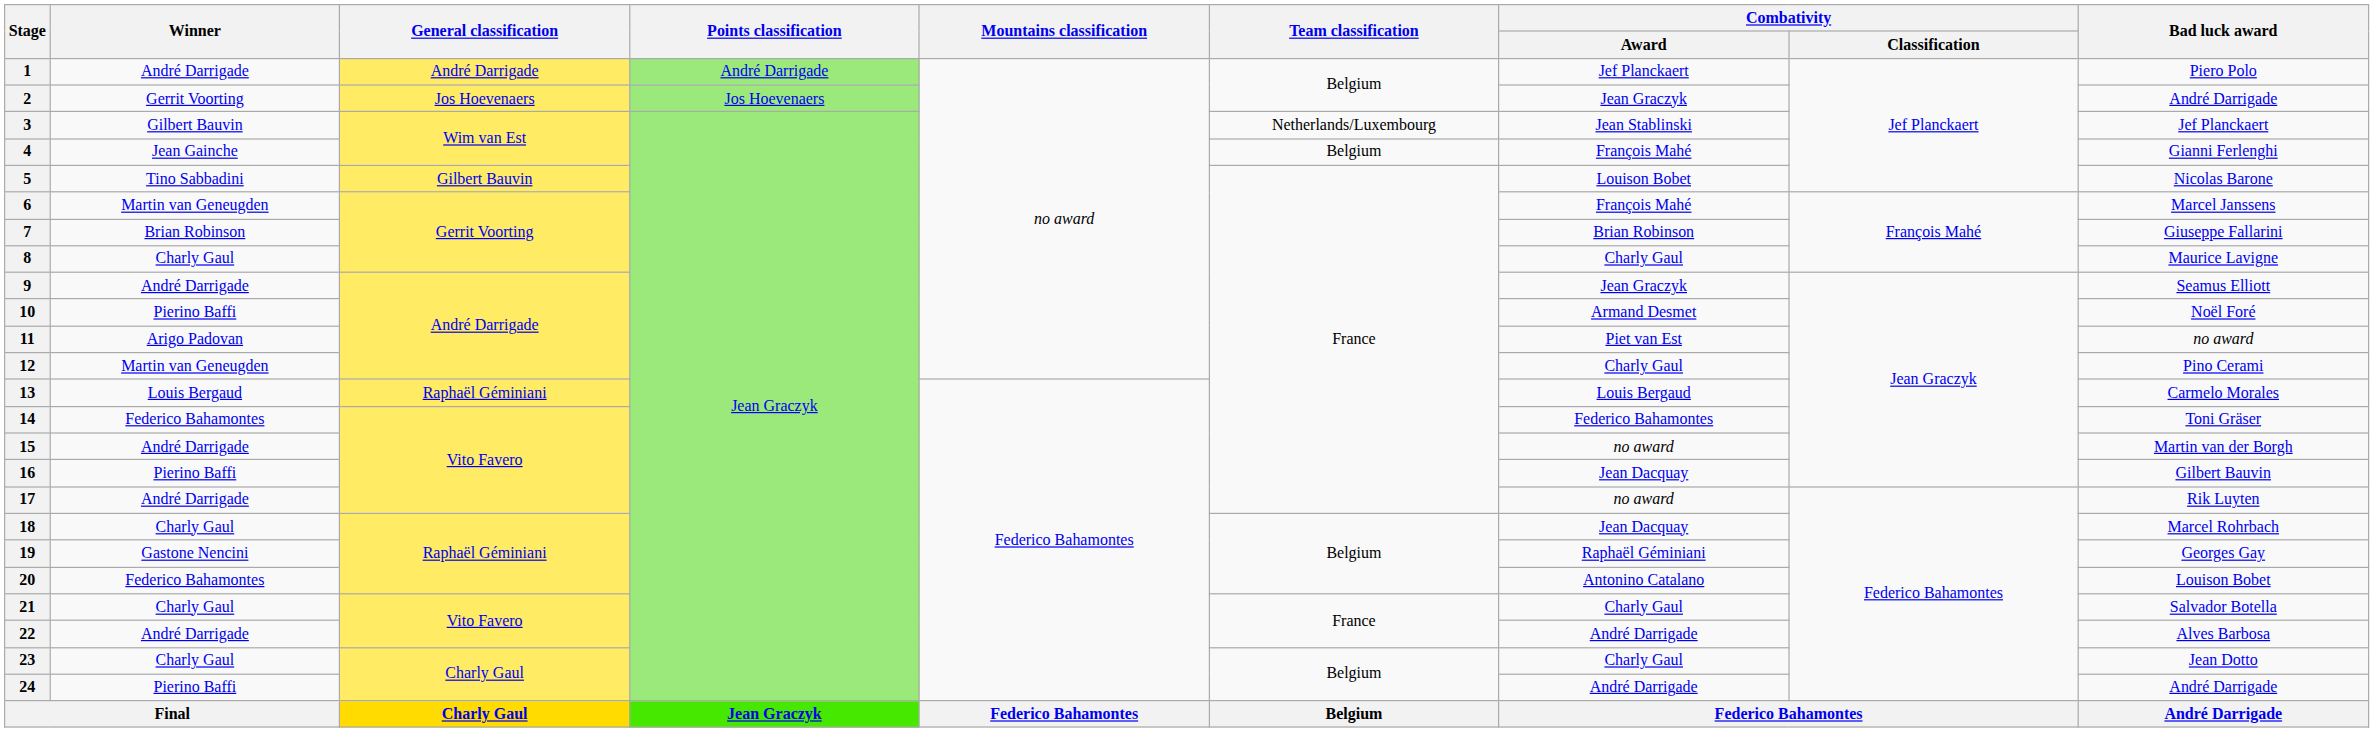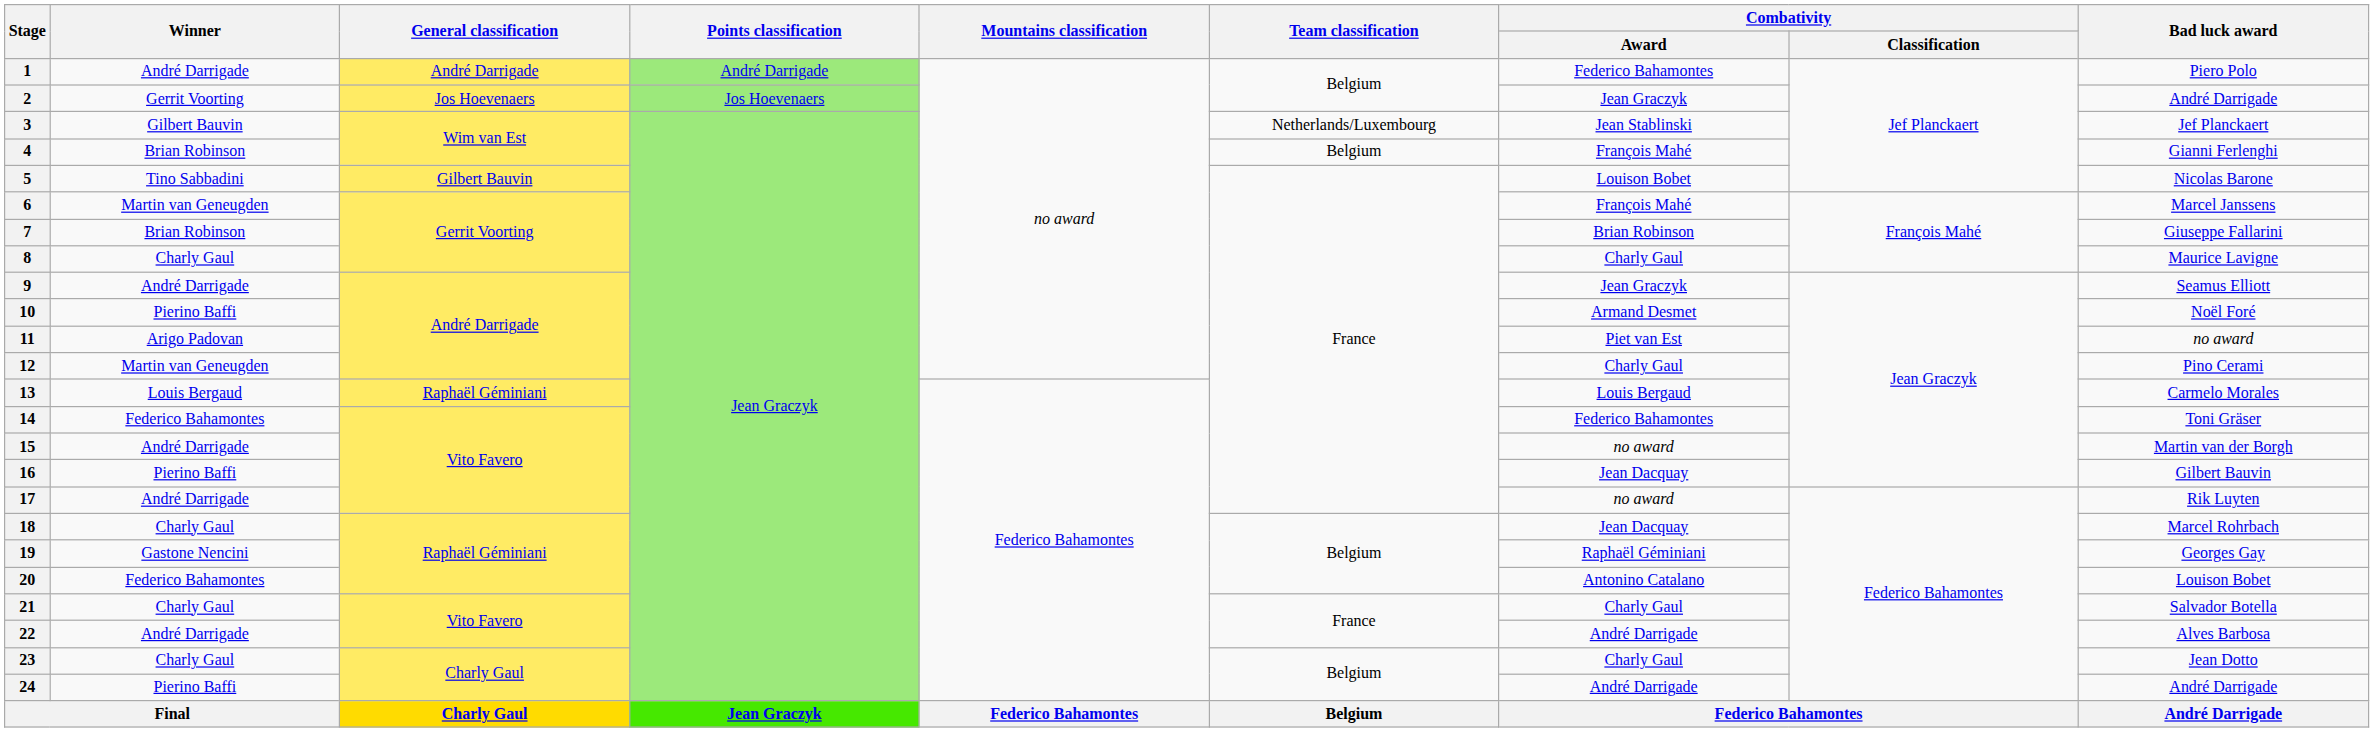(1644, 71) Jef Planckaert -> (1644, 71) Federico Bahamontes
(195, 152) Jean Gainche -> (195, 152) Brian Robinson
